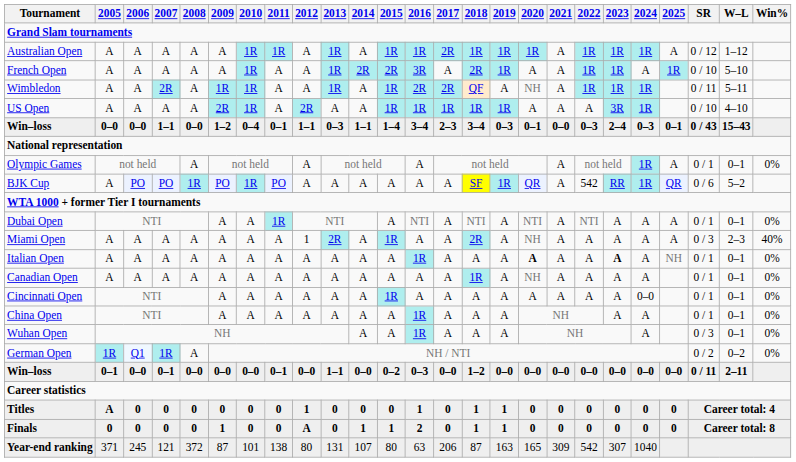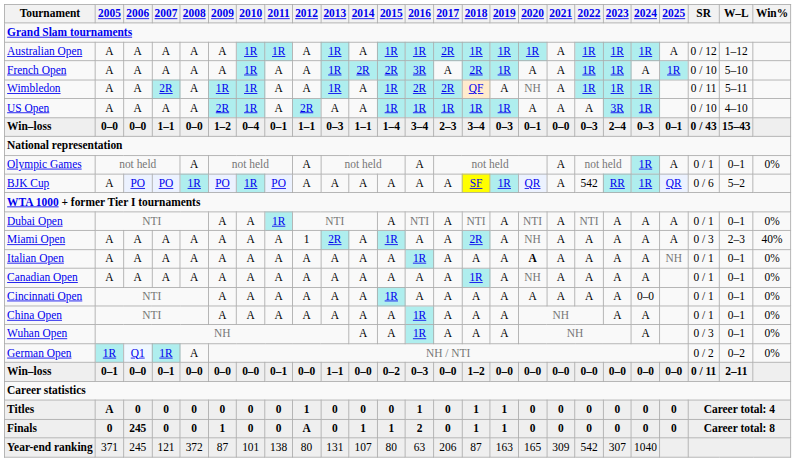(617, 258) bold -> (617, 258) normal
(138, 428) 0 -> (138, 428) 245
